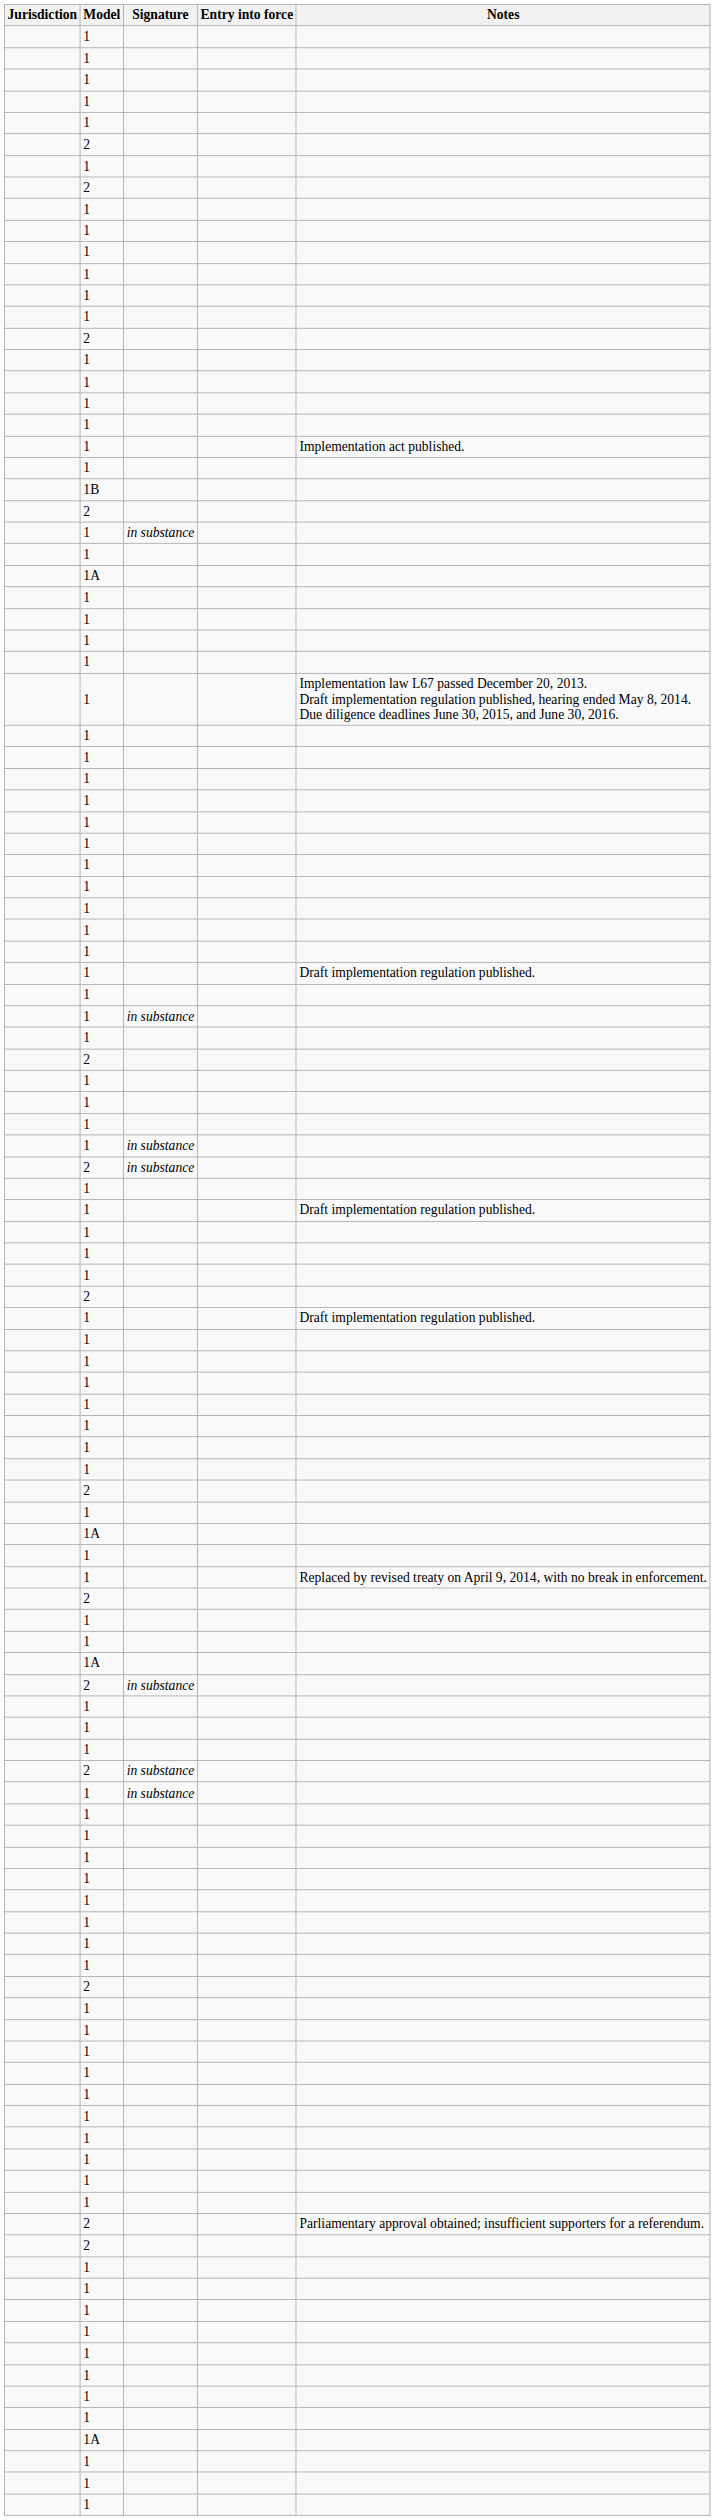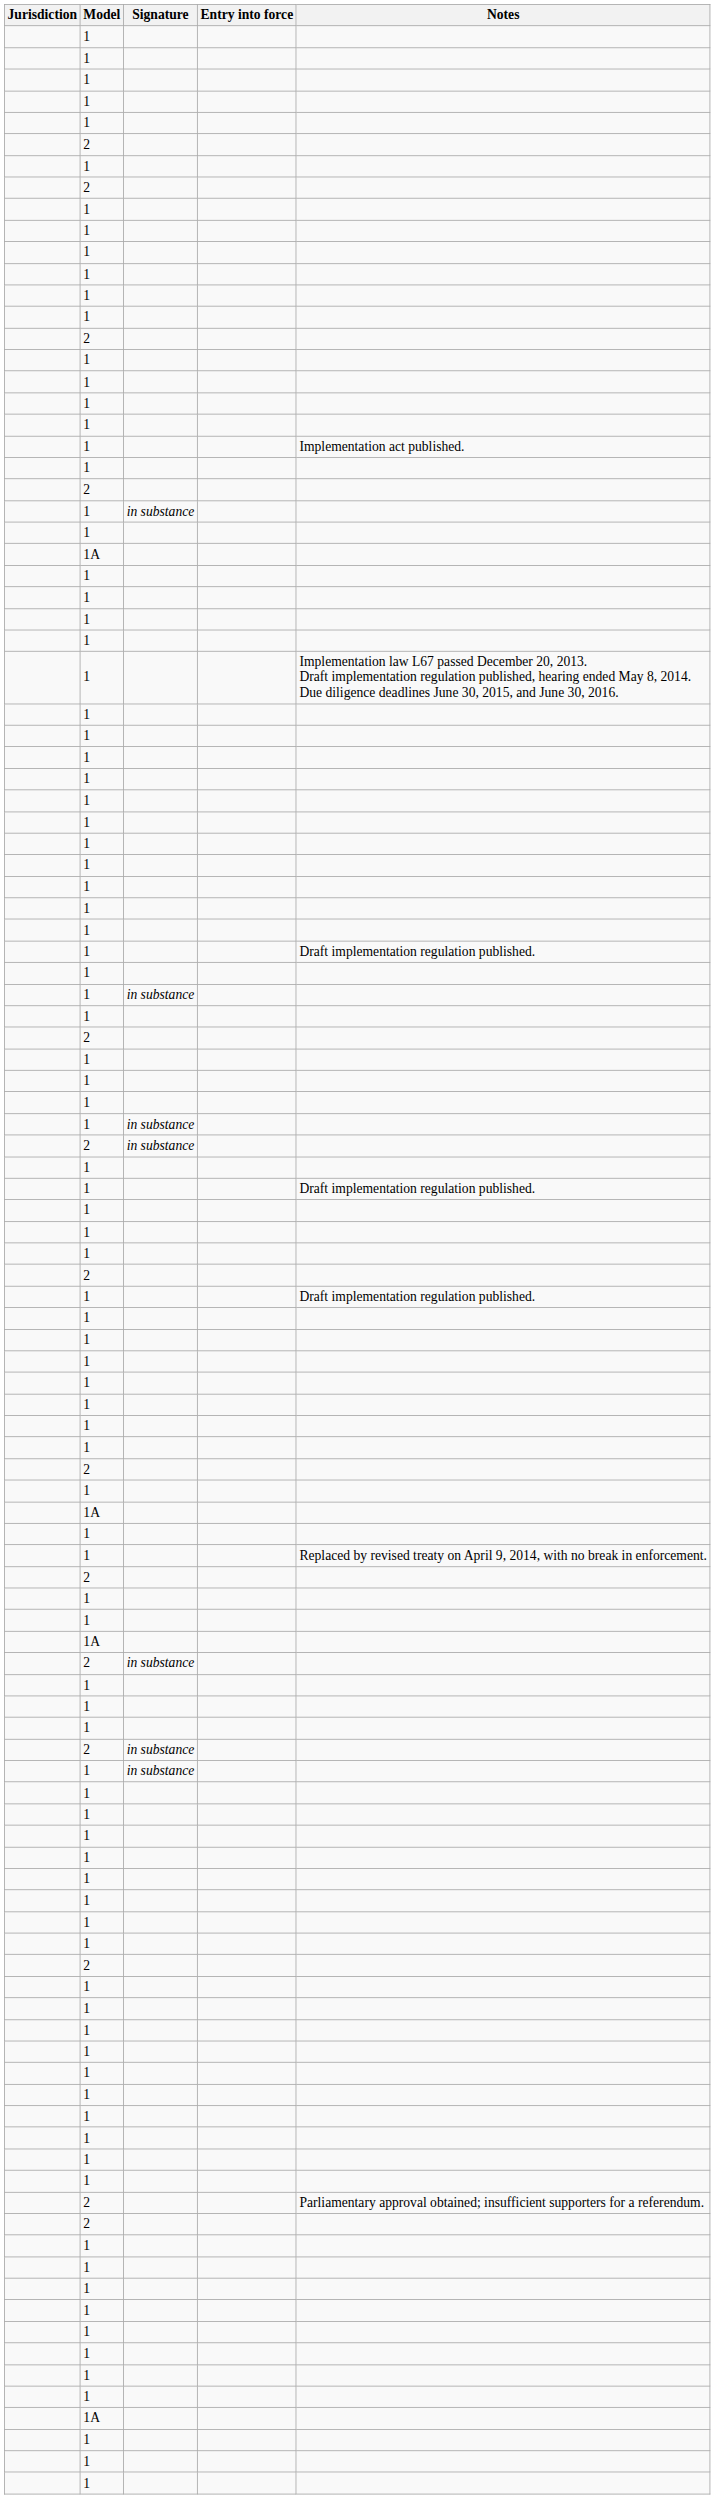- row: (91, 489)
